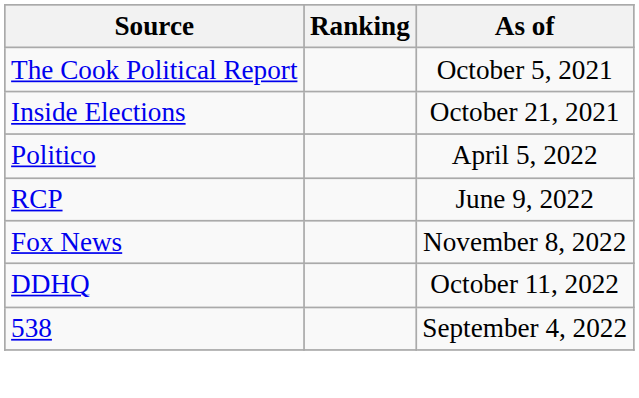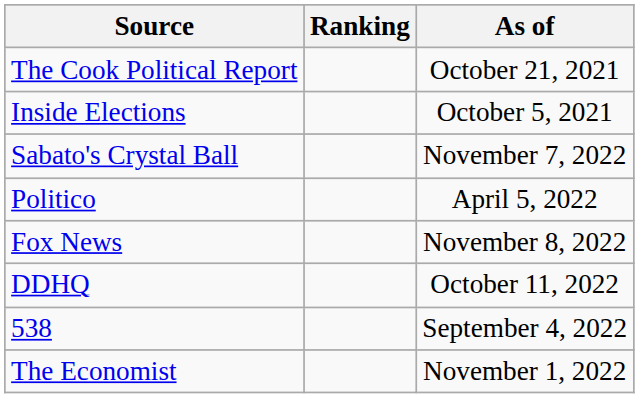(525, 69) October 5, 2021 -> (525, 69) October 21, 2021
(525, 112) October 21, 2021 -> (525, 112) October 5, 2021
+ row: (125, 155)
- row: (37, 198)
+ row: (94, 371)
